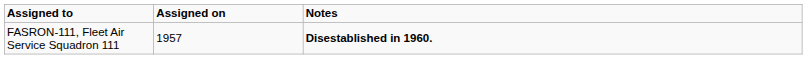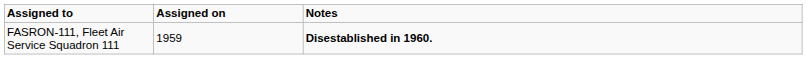(169, 38) 1957 -> (169, 38) 1959
